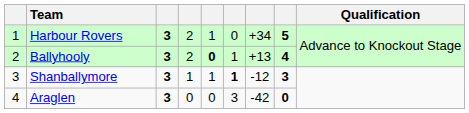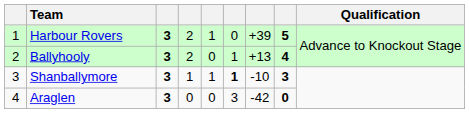(260, 35) +34 -> (260, 35) +39
(212, 56) bold -> (212, 56) normal
(260, 77) -12 -> (260, 77) -10
